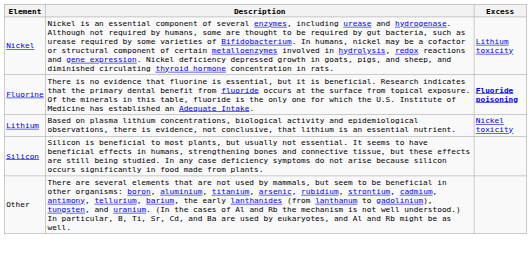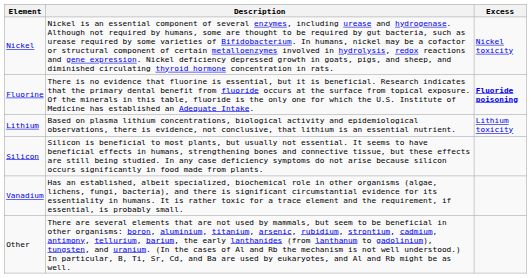(495, 46) Lithium toxicity -> (495, 46) Nickel toxicity
(495, 125) Nickel toxicity -> (495, 125) Lithium toxicity
+ row: (25, 196)
